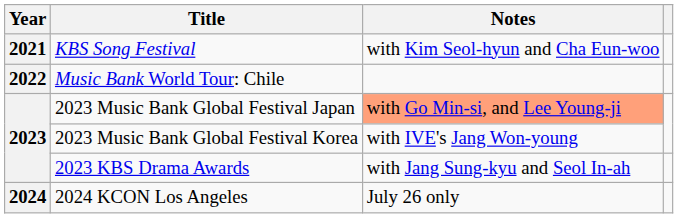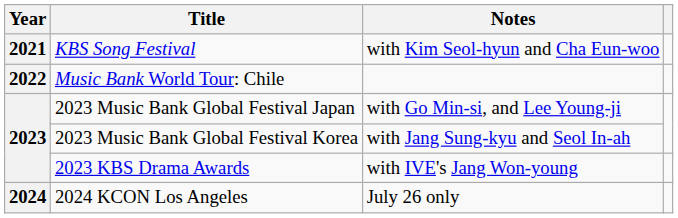(494, 108) lightsalmon background -> (494, 108) no background
(472, 138) with IVE's Jang Won-young -> (499, 138) with Jang Sung-kyu and Seol In-ah
(499, 167) with Jang Sung-kyu and Seol In-ah -> (472, 167) with IVE's Jang Won-young
